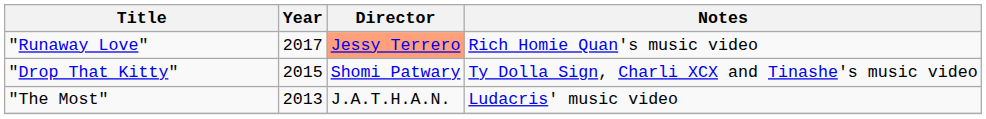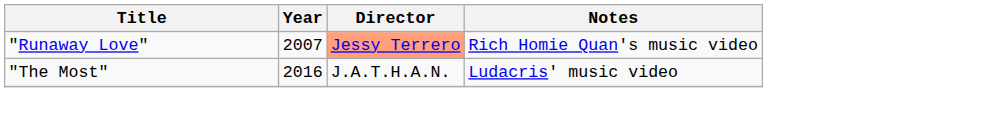(303, 45) 2017 -> (303, 45) 2007
- row: (93, 72)
(303, 100) 2013 -> (303, 72) 2016
